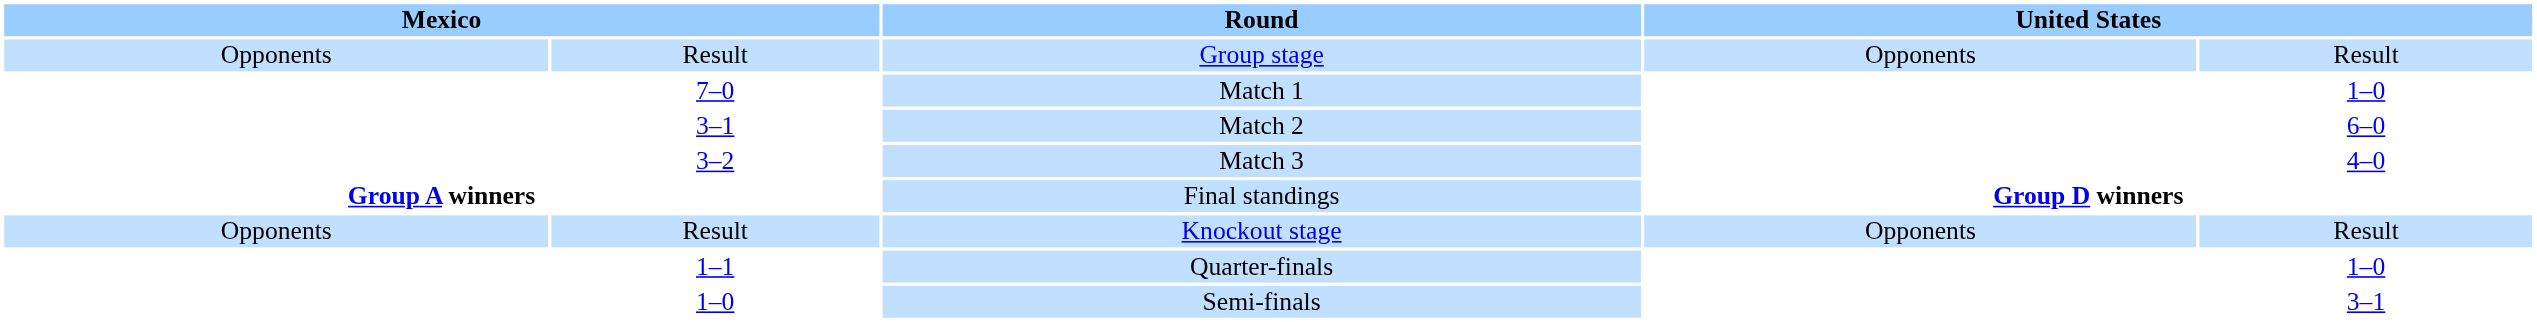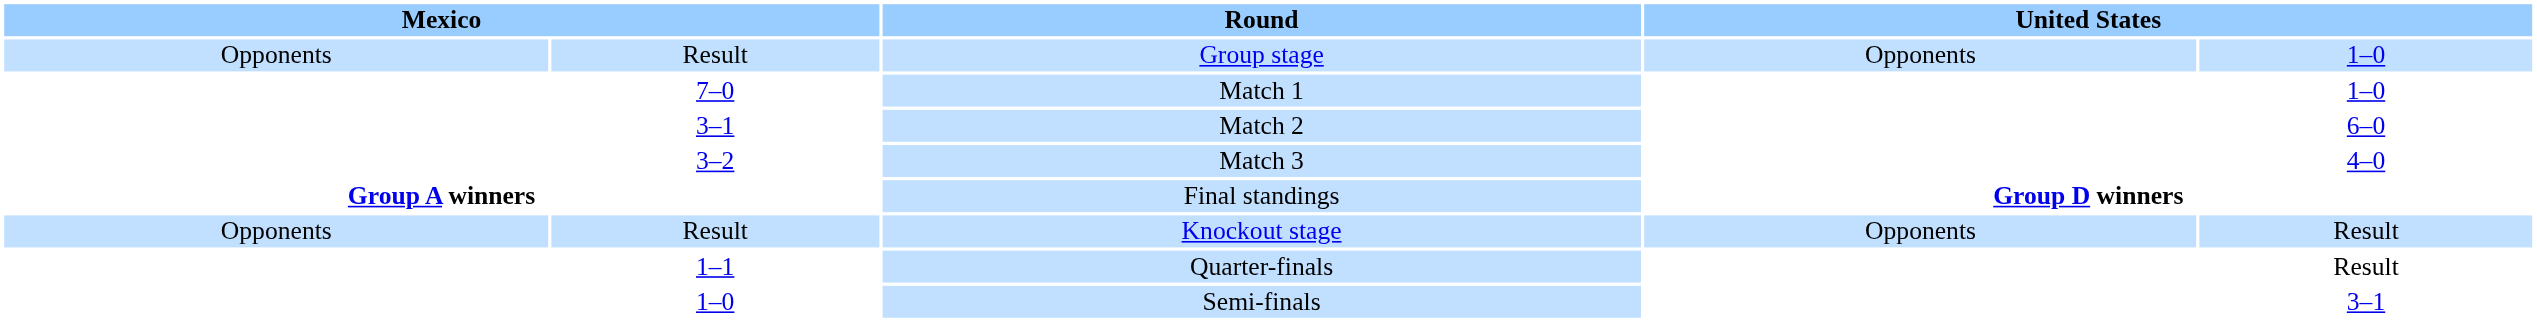(2366, 55) Result -> (2366, 55) 1–0
(2366, 266) 1–0 -> (2366, 266) Result
